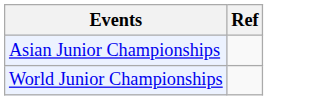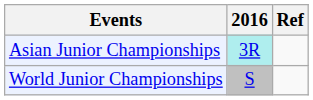+ column: (250, 19)
